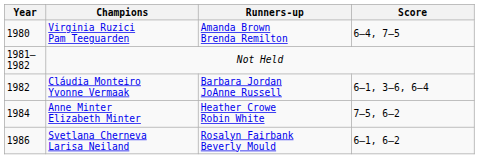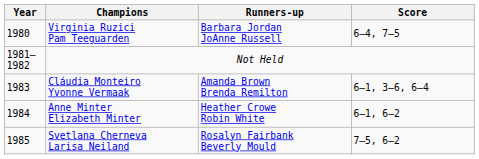(244, 33) Amanda Brown Brenda Remilton -> (241, 33) Barbara Jordan JoAnne Russell
(18, 87) 1982 -> (18, 87) 1983
(241, 87) Barbara Jordan JoAnne Russell -> (244, 87) Amanda Brown Brenda Remilton
(377, 114) 7–5, 6–2 -> (377, 114) 6–1, 6–2
(18, 141) 1986 -> (18, 141) 1985
(377, 141) 6–1, 6–2 -> (377, 141) 7–5, 6–2
